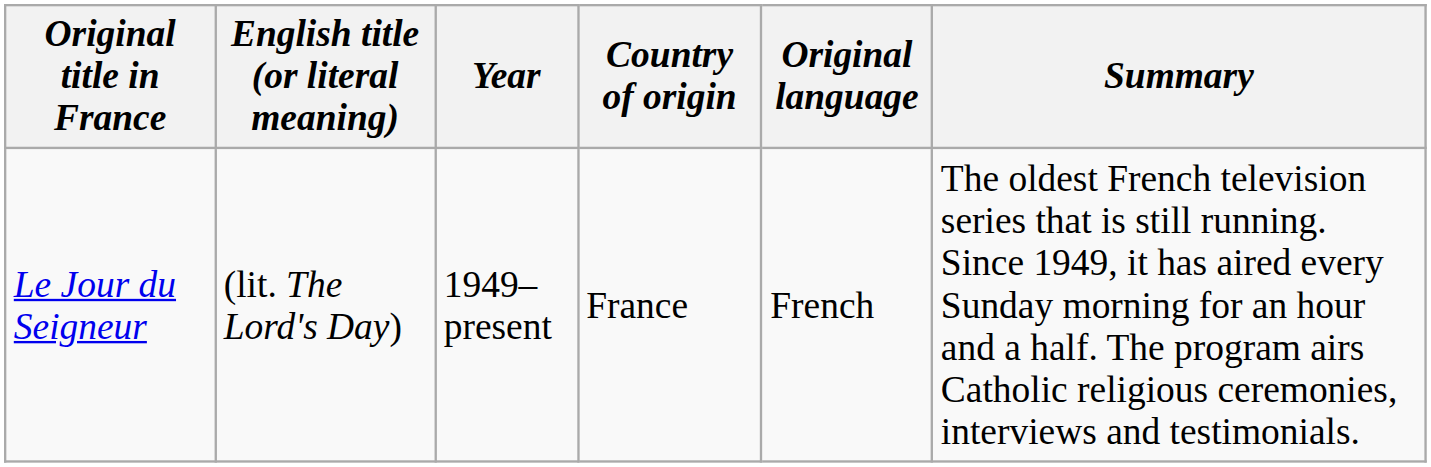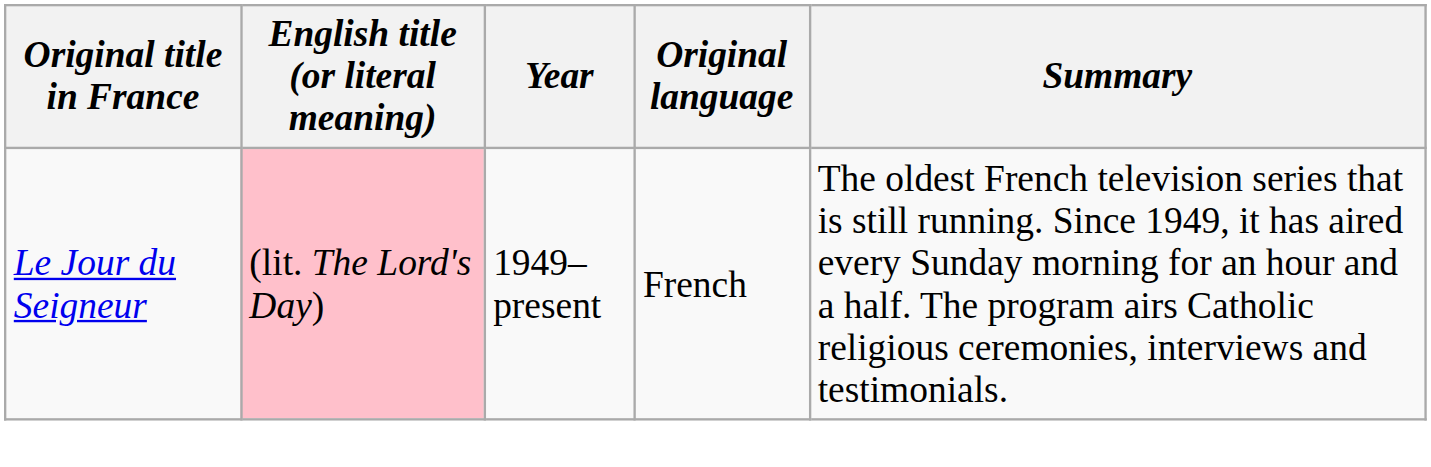- column: (670, 76)
(313, 304) no background -> (360, 283) pink background
